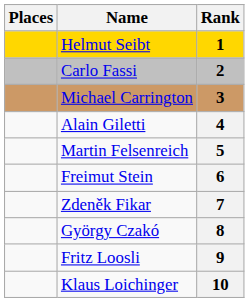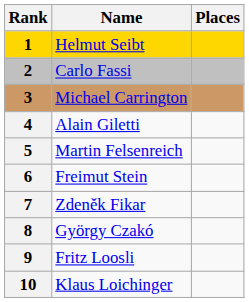columns swapped: (220, 17) <-> (31, 17)
